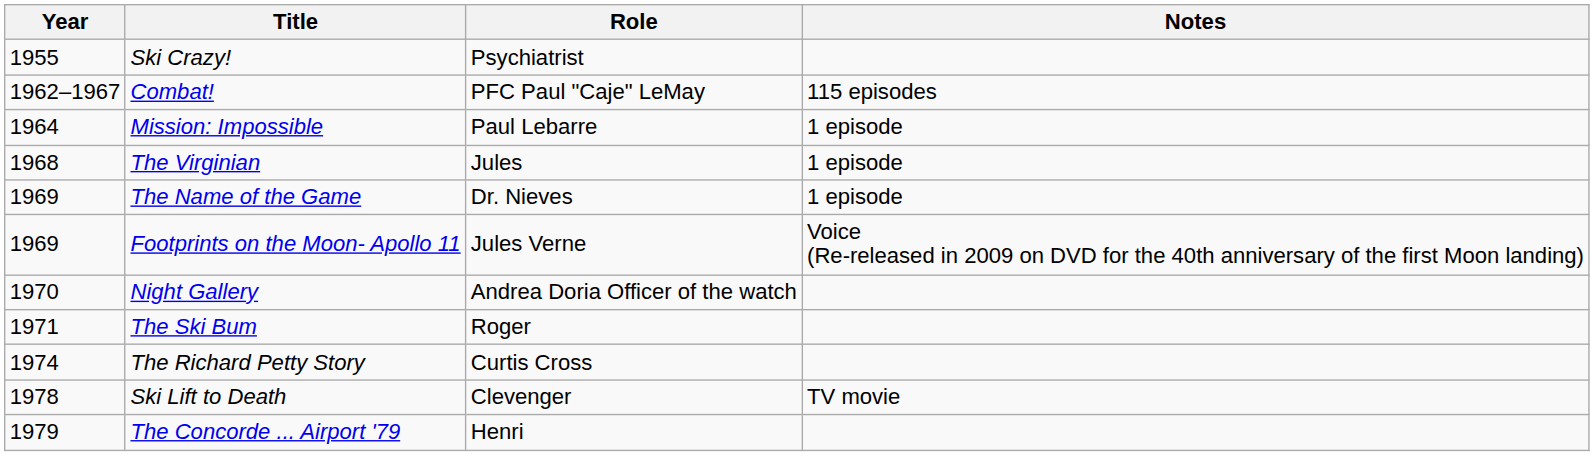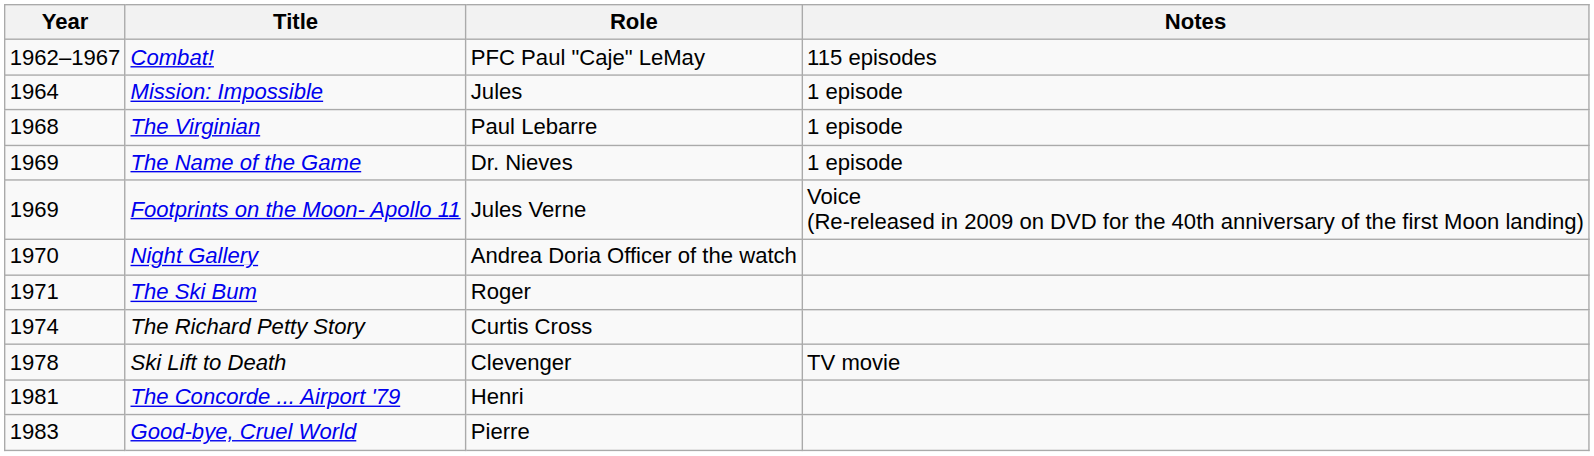- row: (181, 57)
(534, 127) Paul Lebarre -> (497, 92) Jules
(497, 162) Jules -> (534, 127) Paul Lebarre
(34, 432) 1979 -> (34, 397) 1981
+ row: (243, 432)
